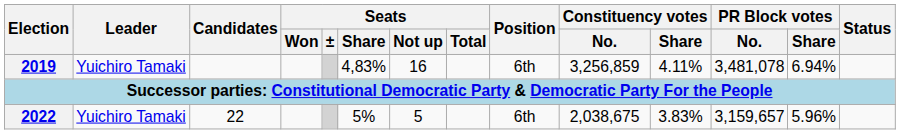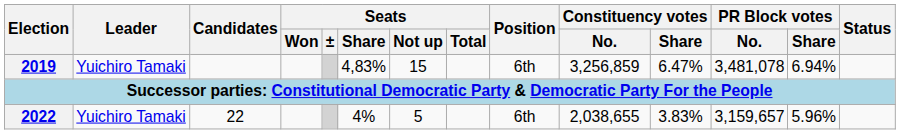(418, 66) 16 -> (418, 66) 15
(680, 66) 4.11% -> (680, 66) 6.47%
(364, 116) 5% -> (364, 116) 4%
(605, 116) 2,038,675 -> (605, 116) 2,038,655
